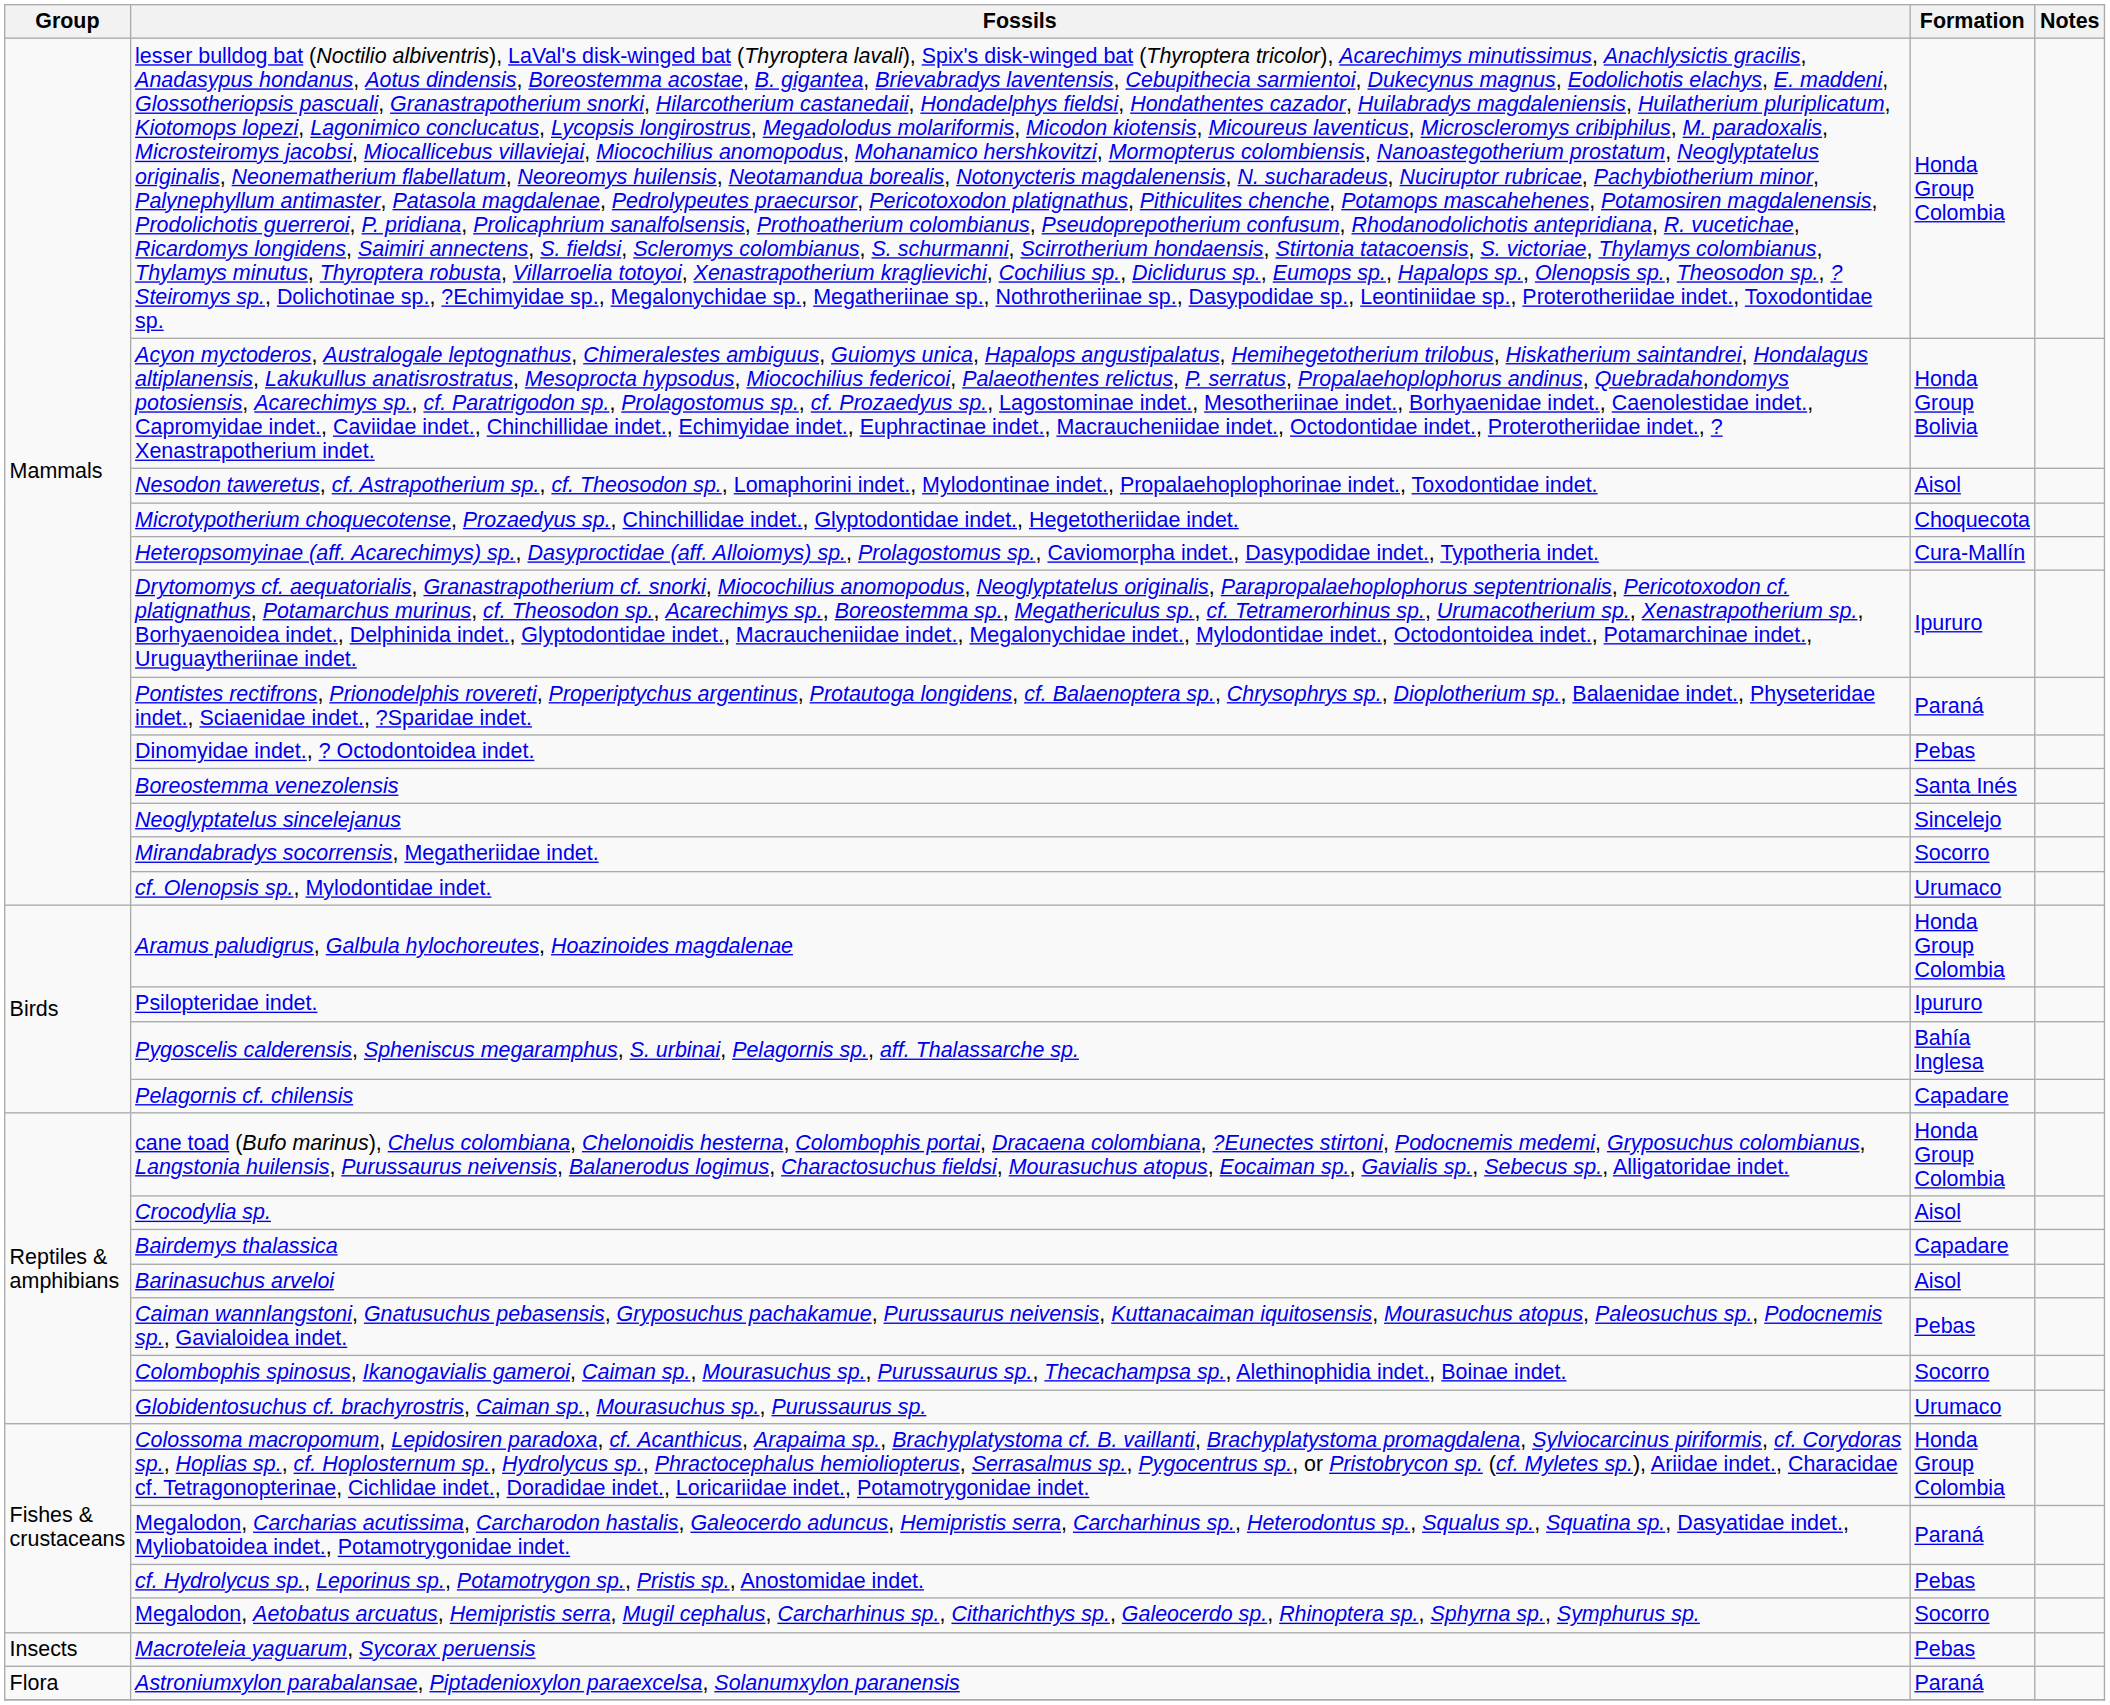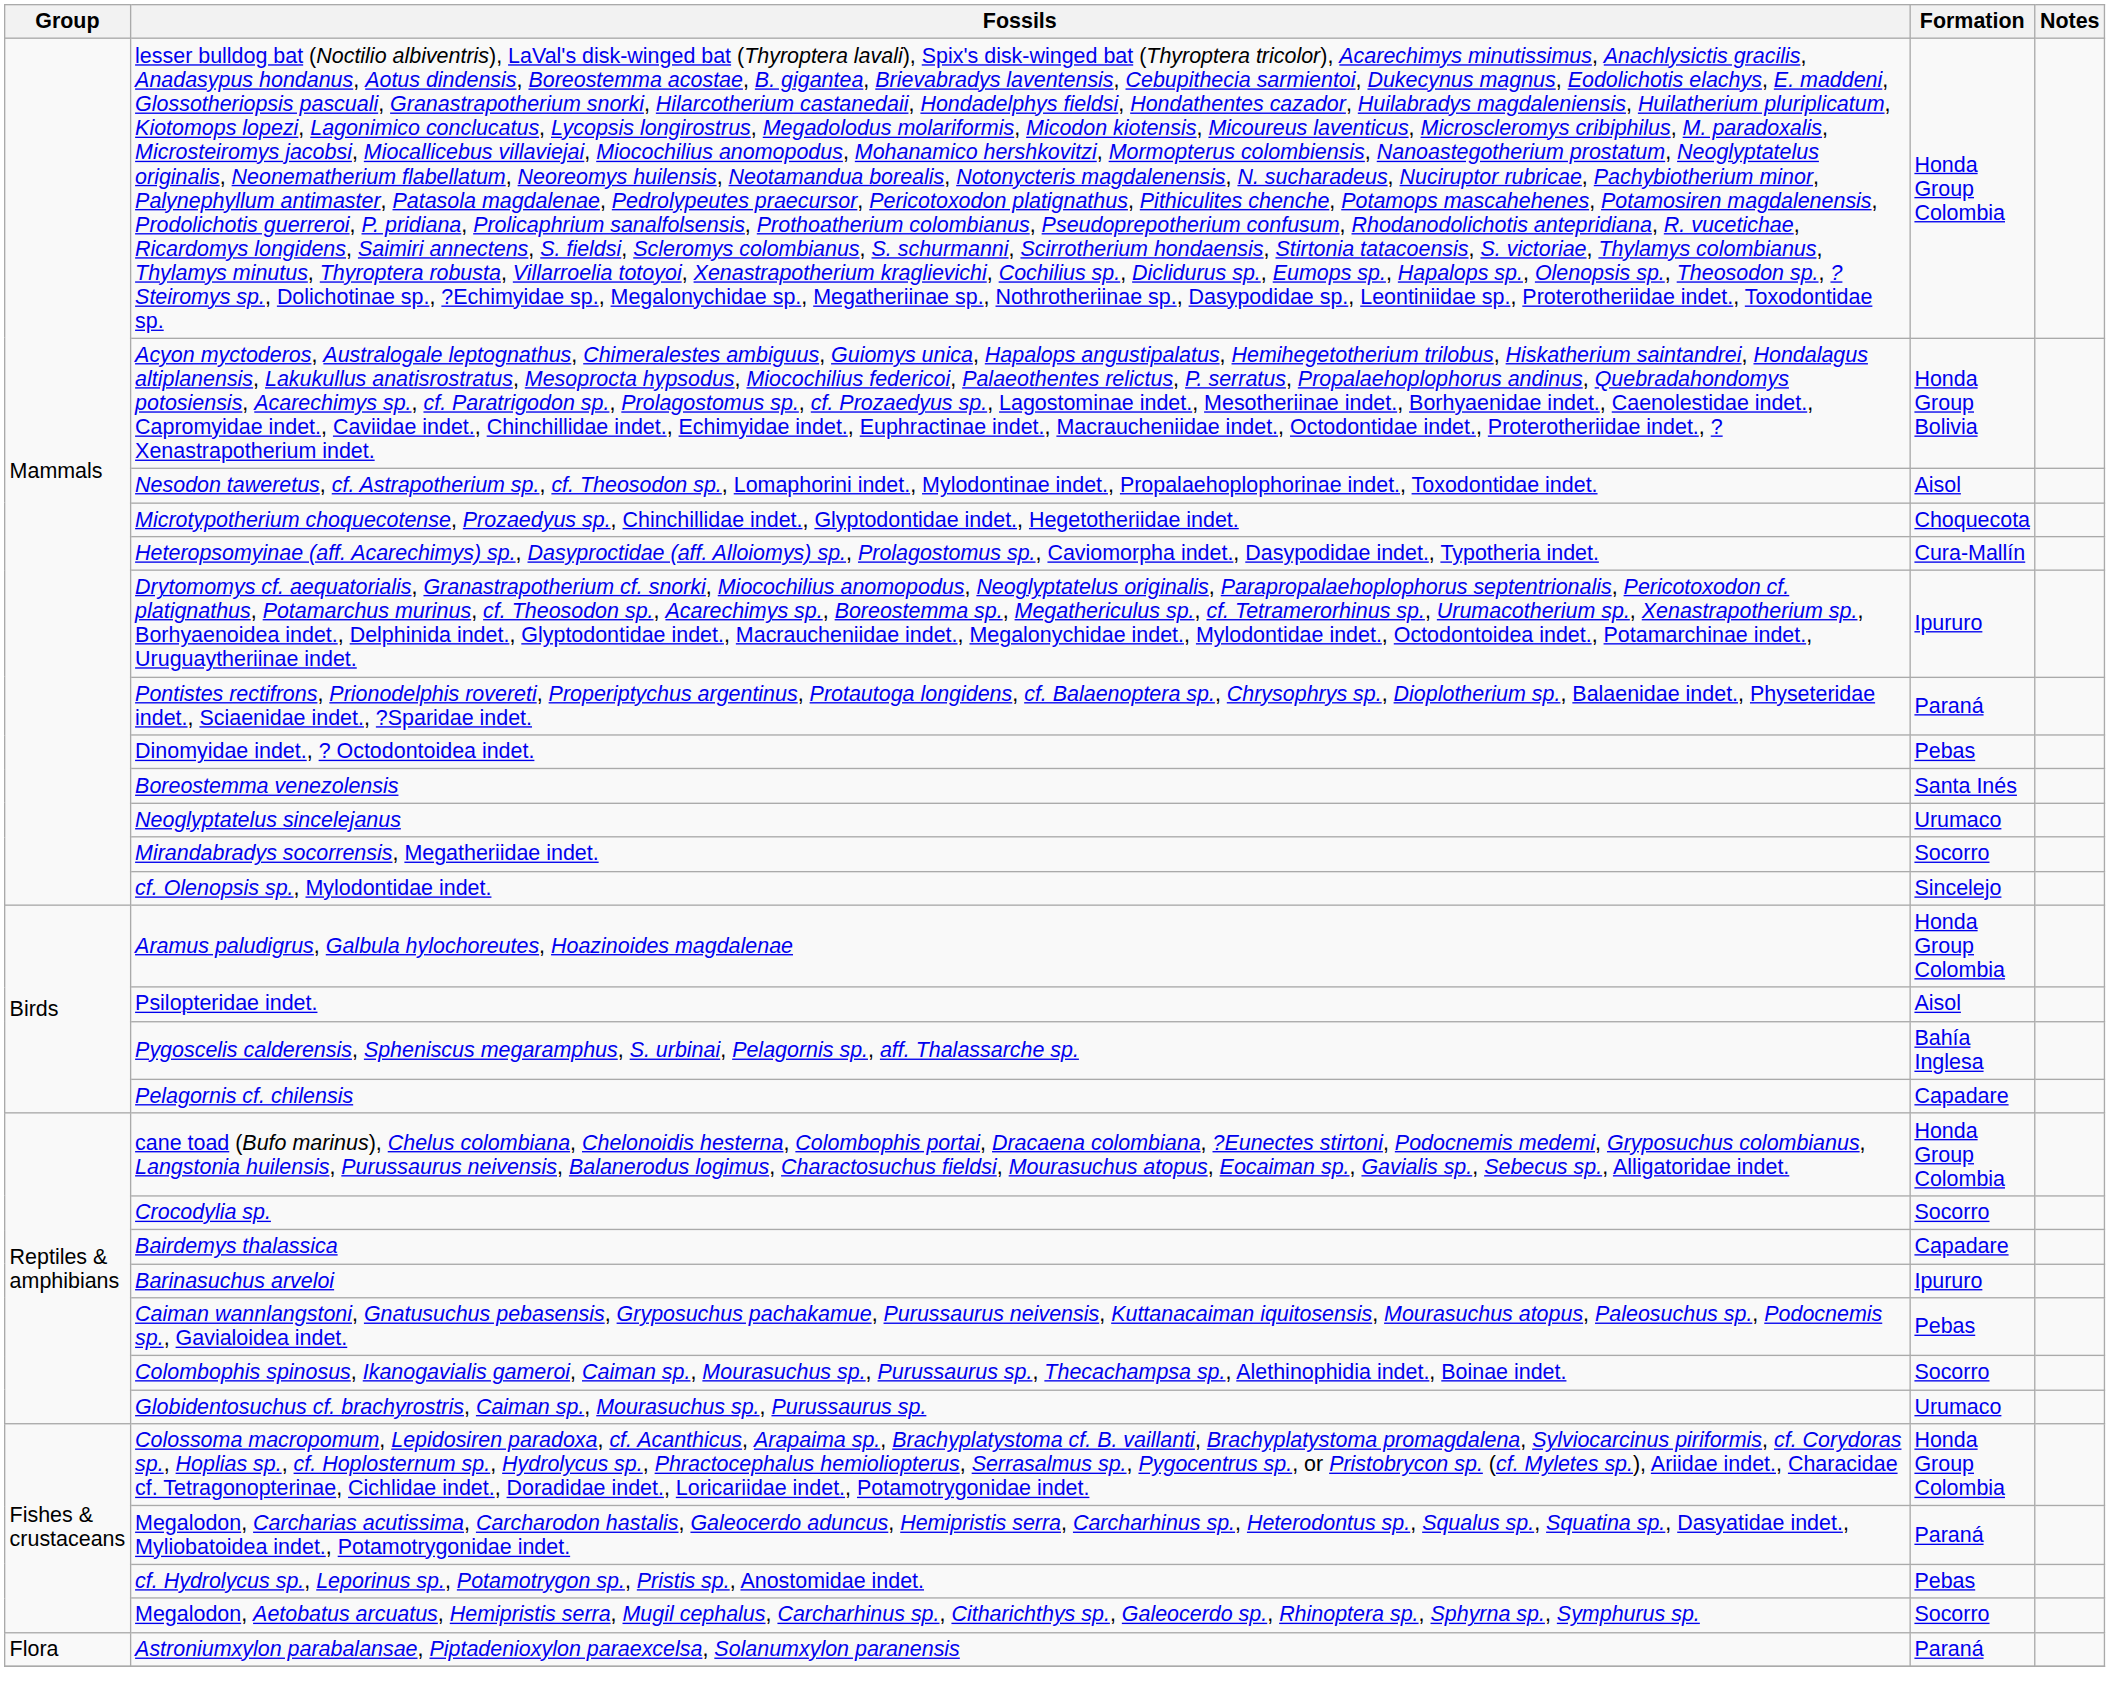(1958, 819) Sincelejo -> (1958, 819) Urumaco
(1958, 887) Urumaco -> (1958, 887) Sincelejo
(1948, 1004) Ipururo -> (1938, 1004) Aisol
(1938, 1212) Aisol -> (1952, 1212) Socorro
(1938, 1280) Aisol -> (1948, 1280) Ipururo
- row: (335, 1648)
